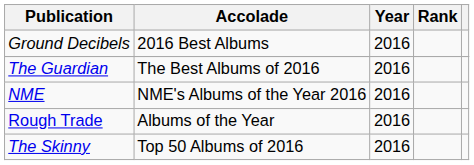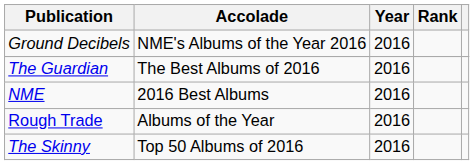(203, 43) 2016 Best Albums -> (252, 43) NME's Albums of the Year 2016
(252, 95) NME's Albums of the Year 2016 -> (203, 95) 2016 Best Albums
